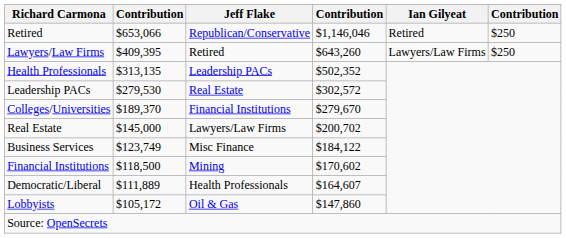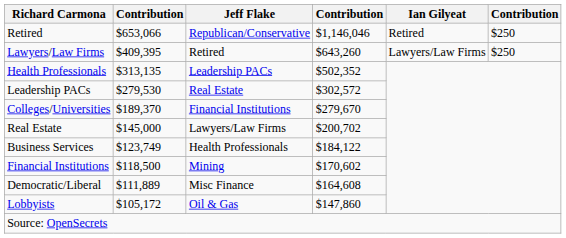(221, 147) Misc Finance -> (238, 147) Health Professionals
(238, 185) Health Professionals -> (221, 185) Misc Finance
(338, 185) $164,607 -> (338, 185) $164,608
